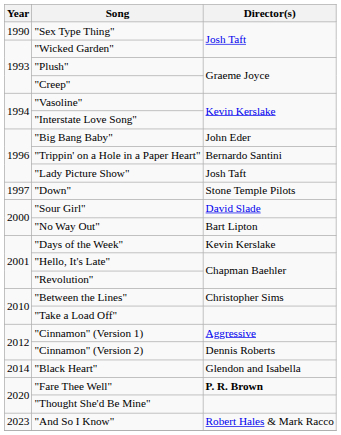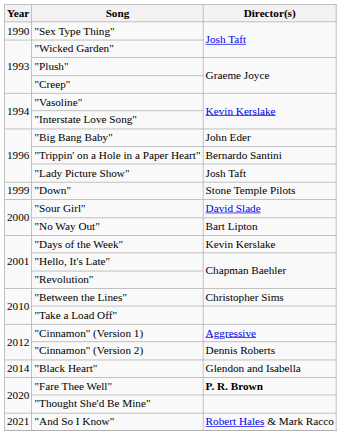(18, 191) 1997 -> (18, 191) 1999
(18, 421) 2023 -> (18, 421) 2021
